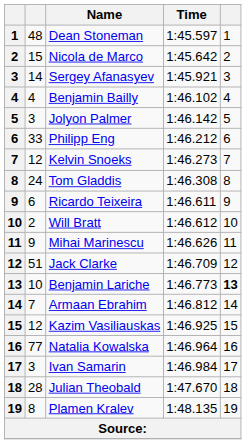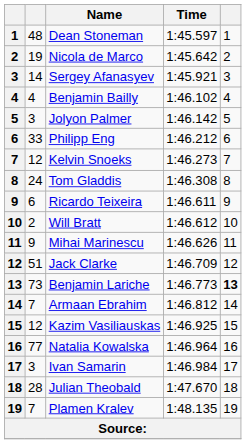(35, 56) 15 -> (35, 56) 19
(35, 284) 10 -> (35, 284) 73
(32, 408) 8 -> (32, 408) 7
